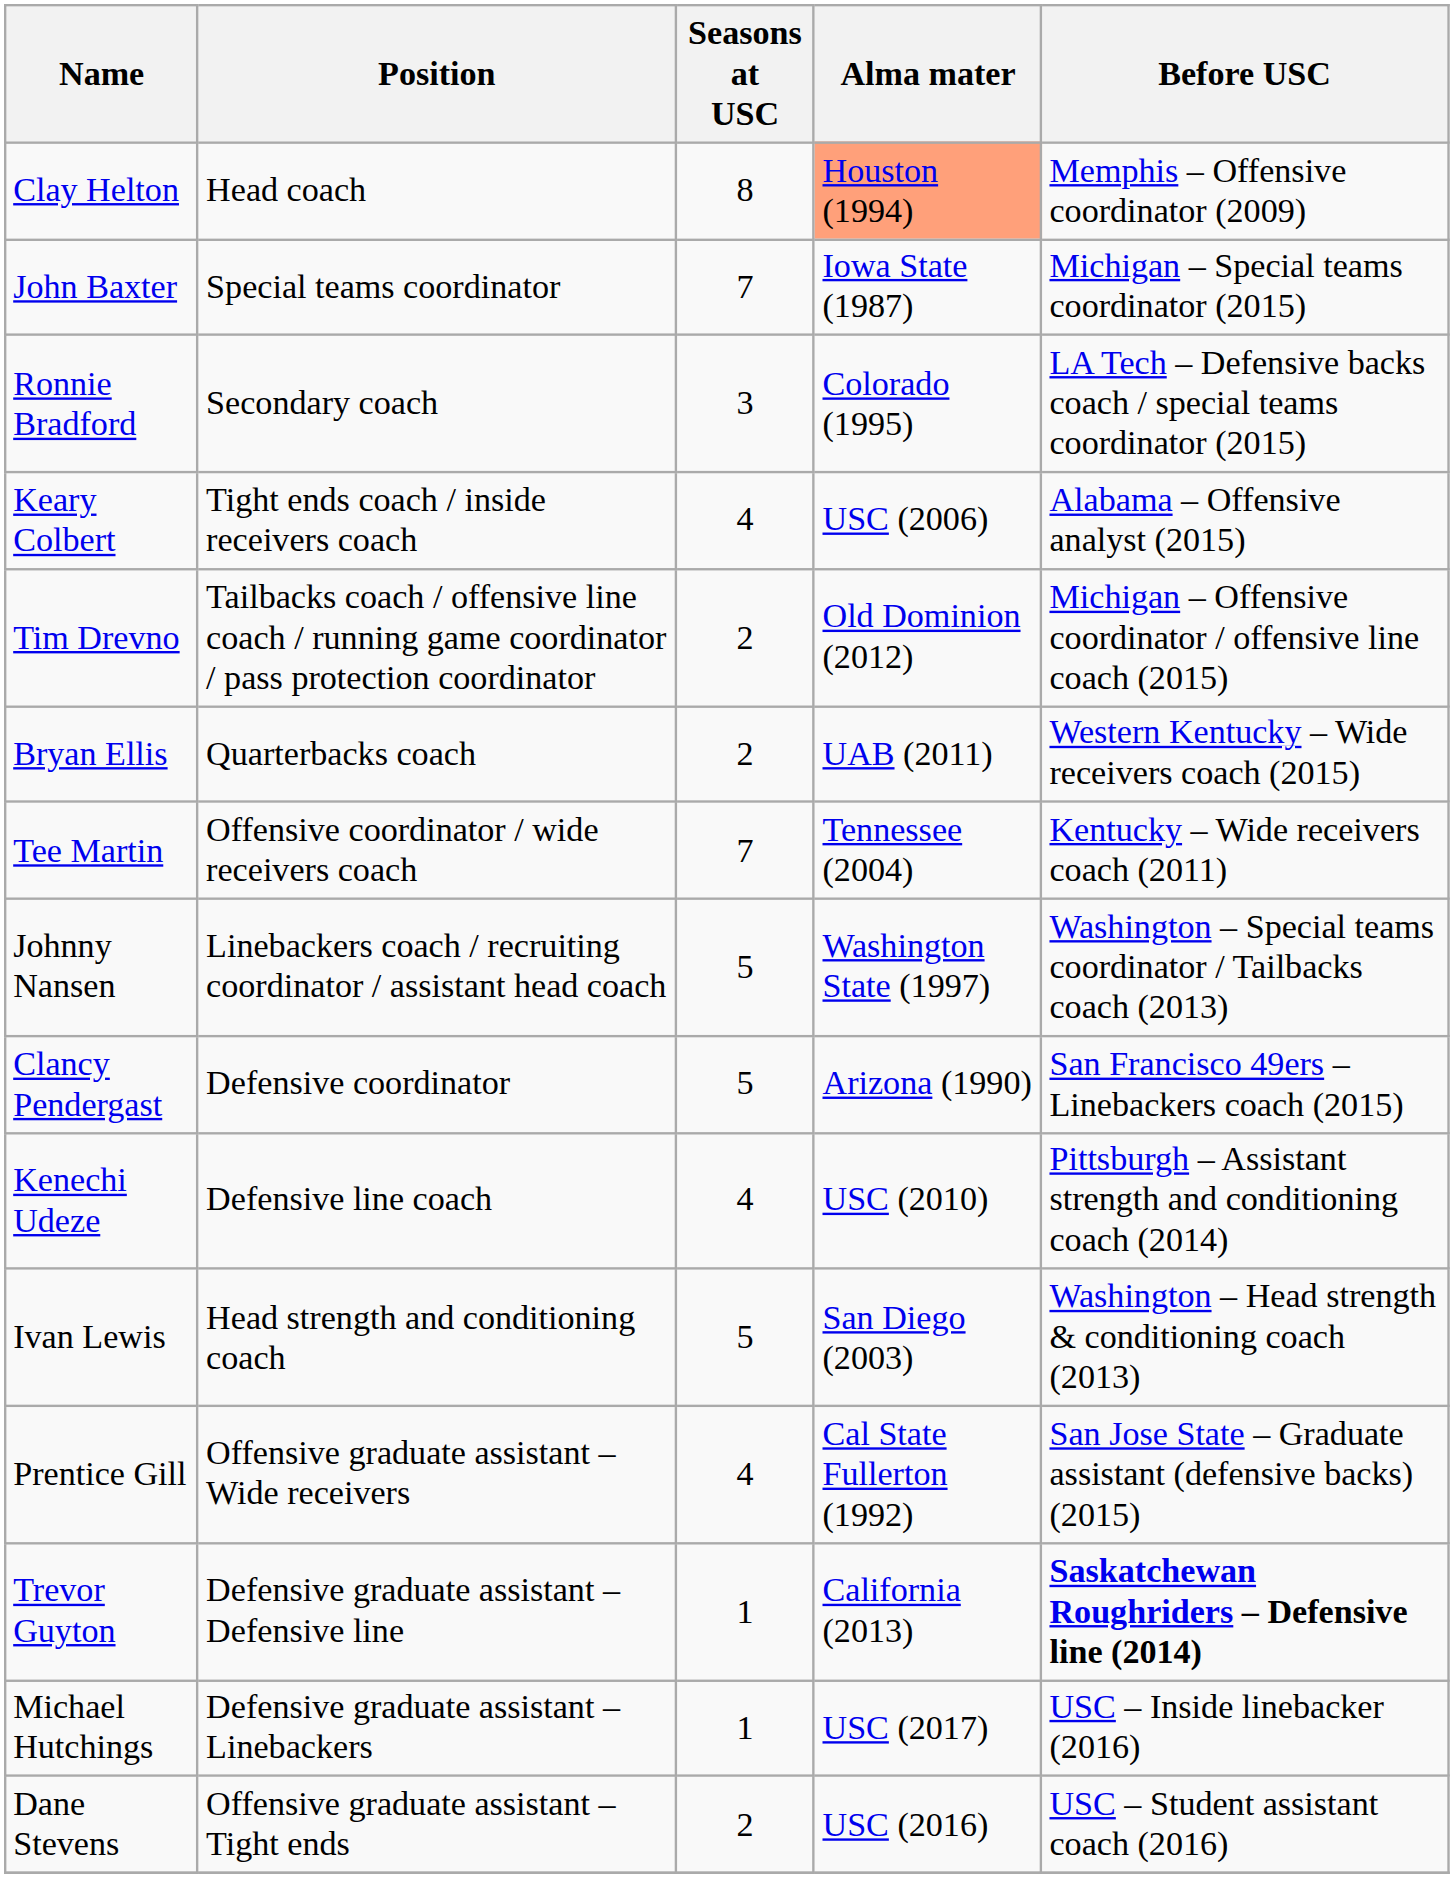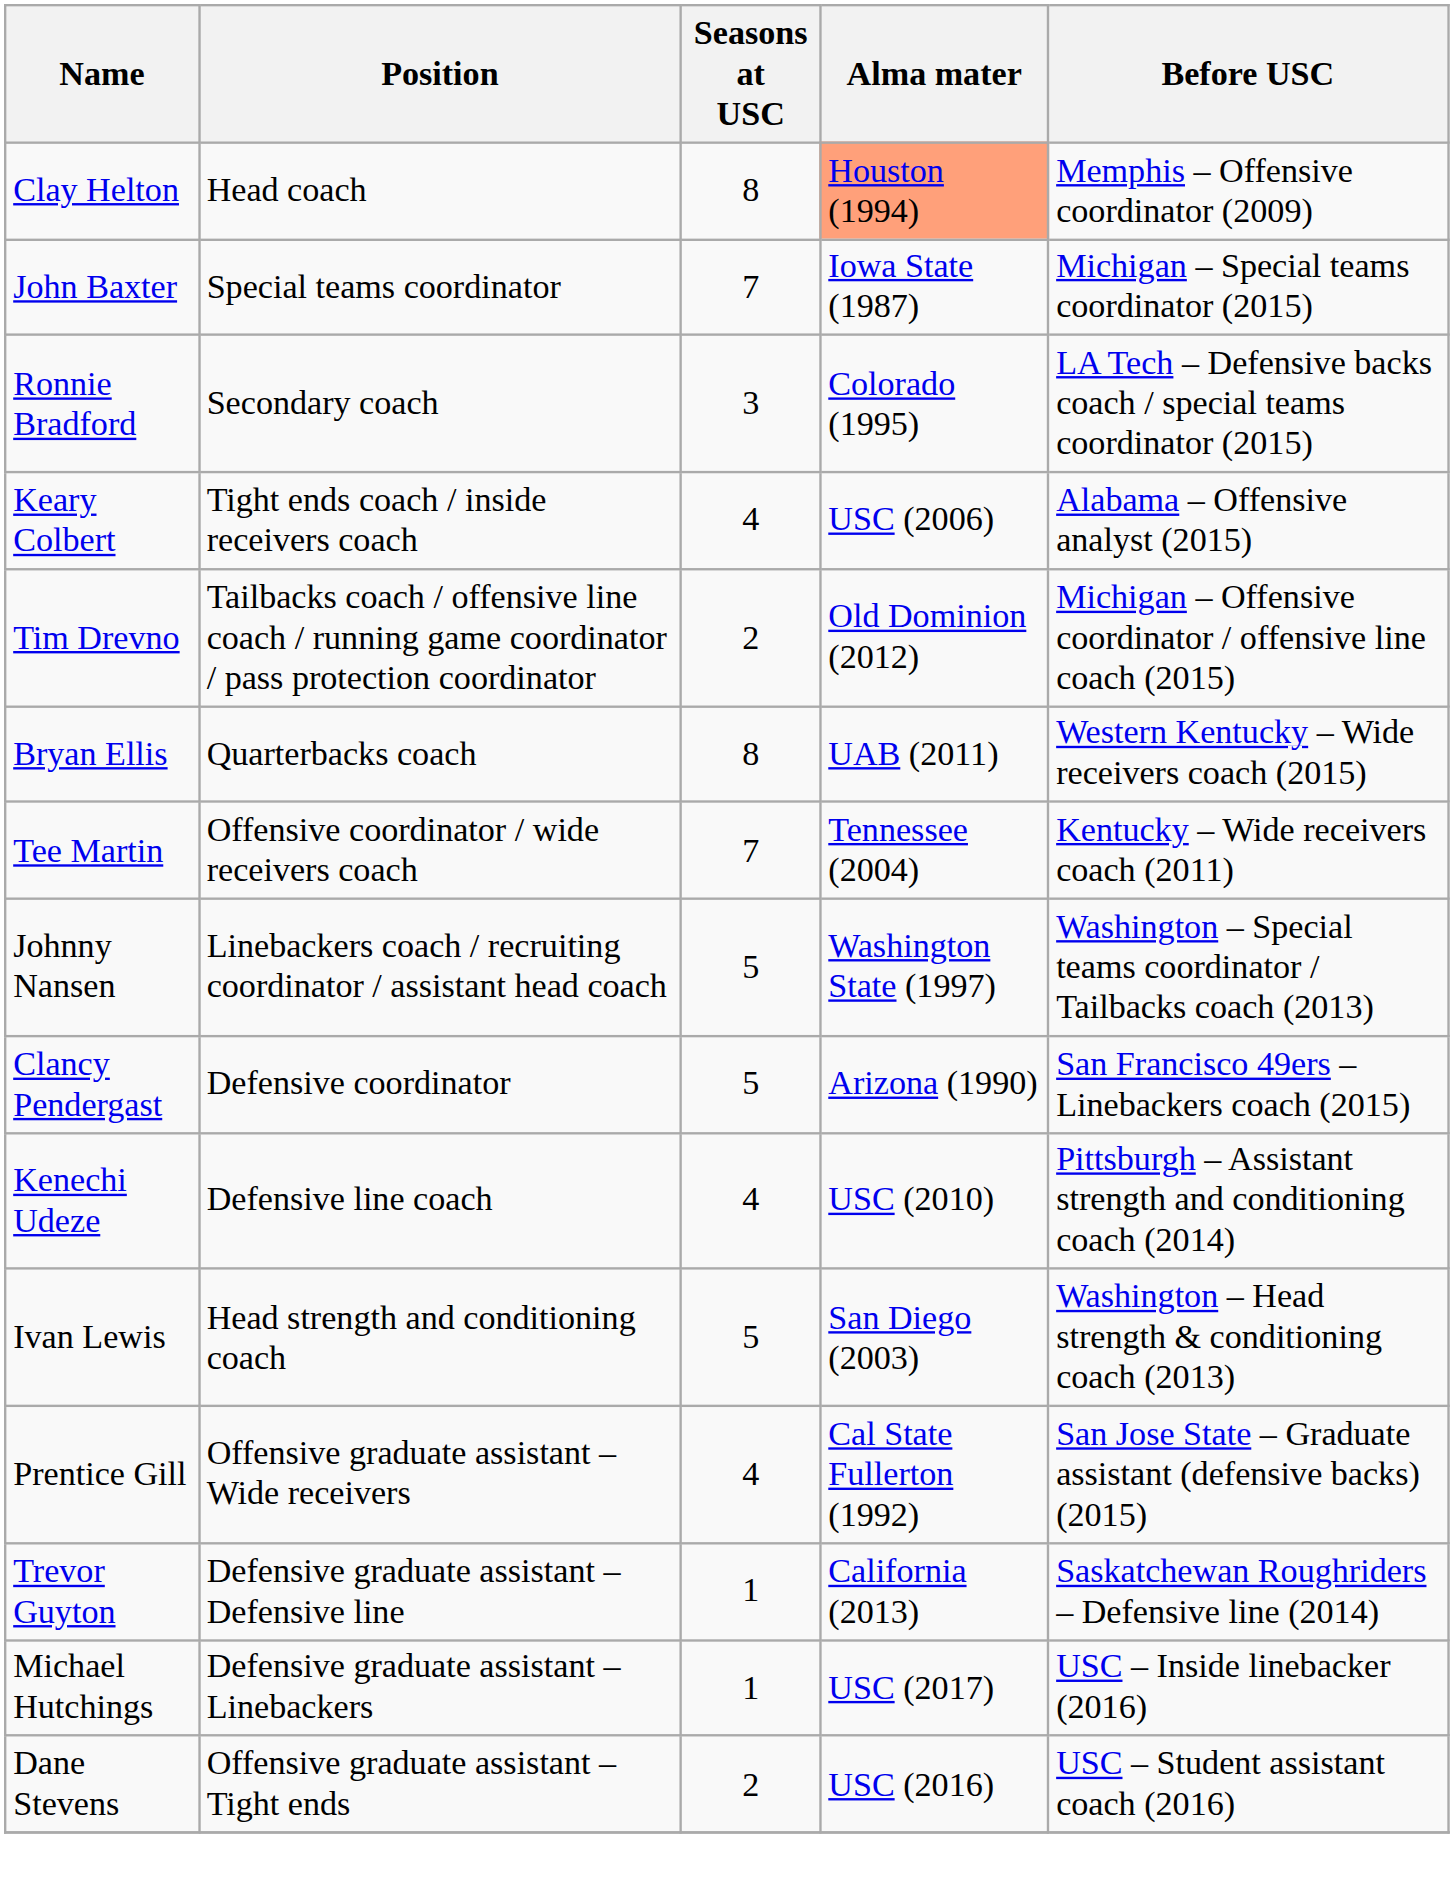(745, 753) 2 -> (751, 753) 8
(1229, 1610) bold -> (1241, 1590) normal
